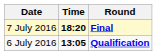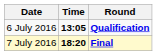rows swapped: (32, 43) <-> (32, 27)
